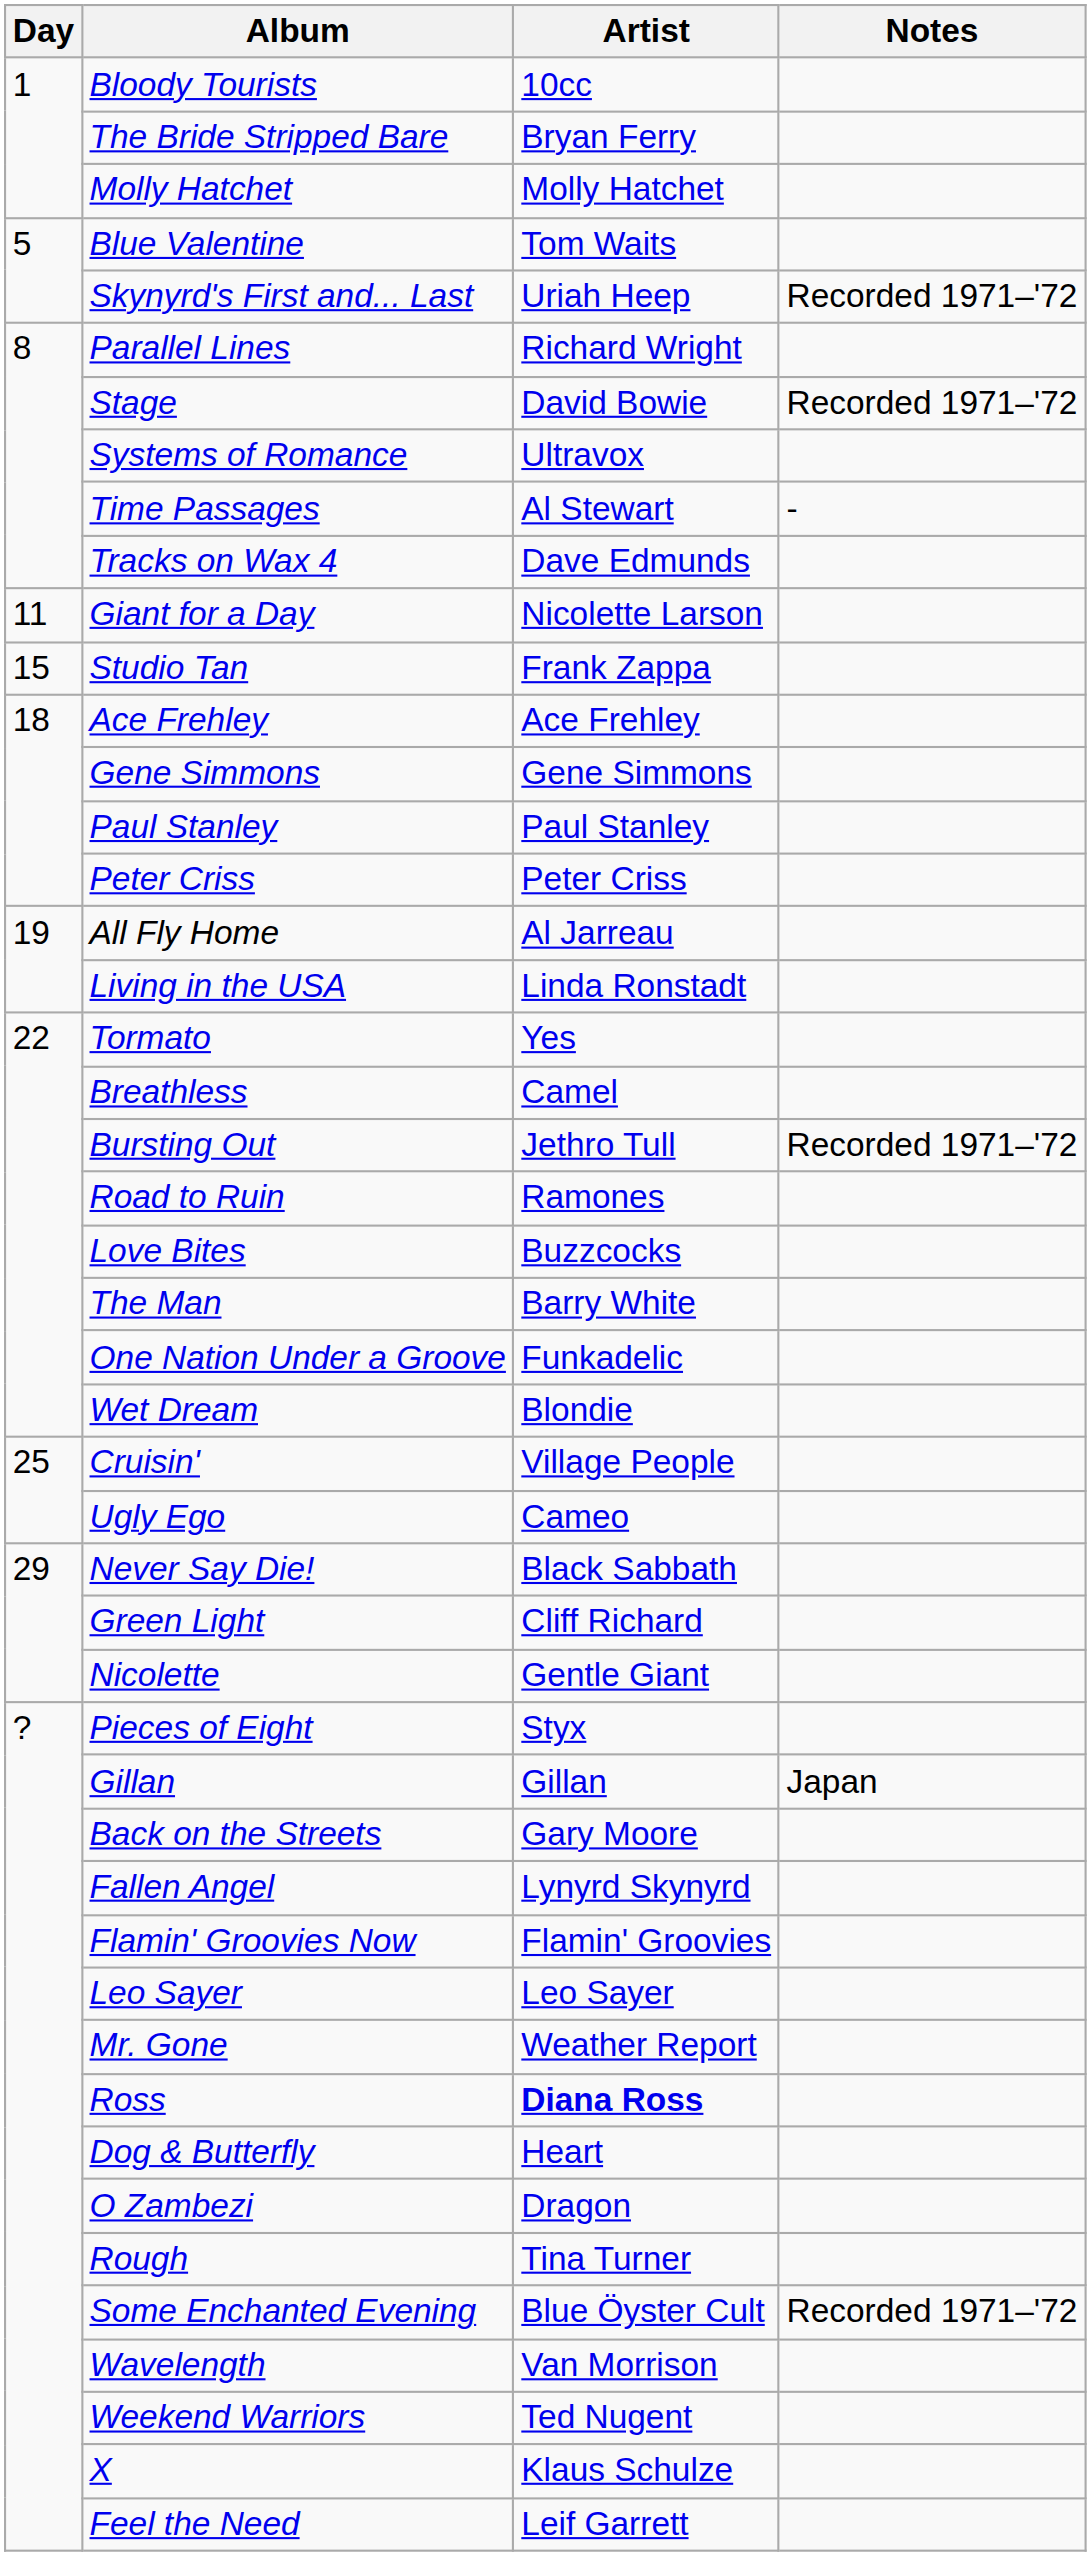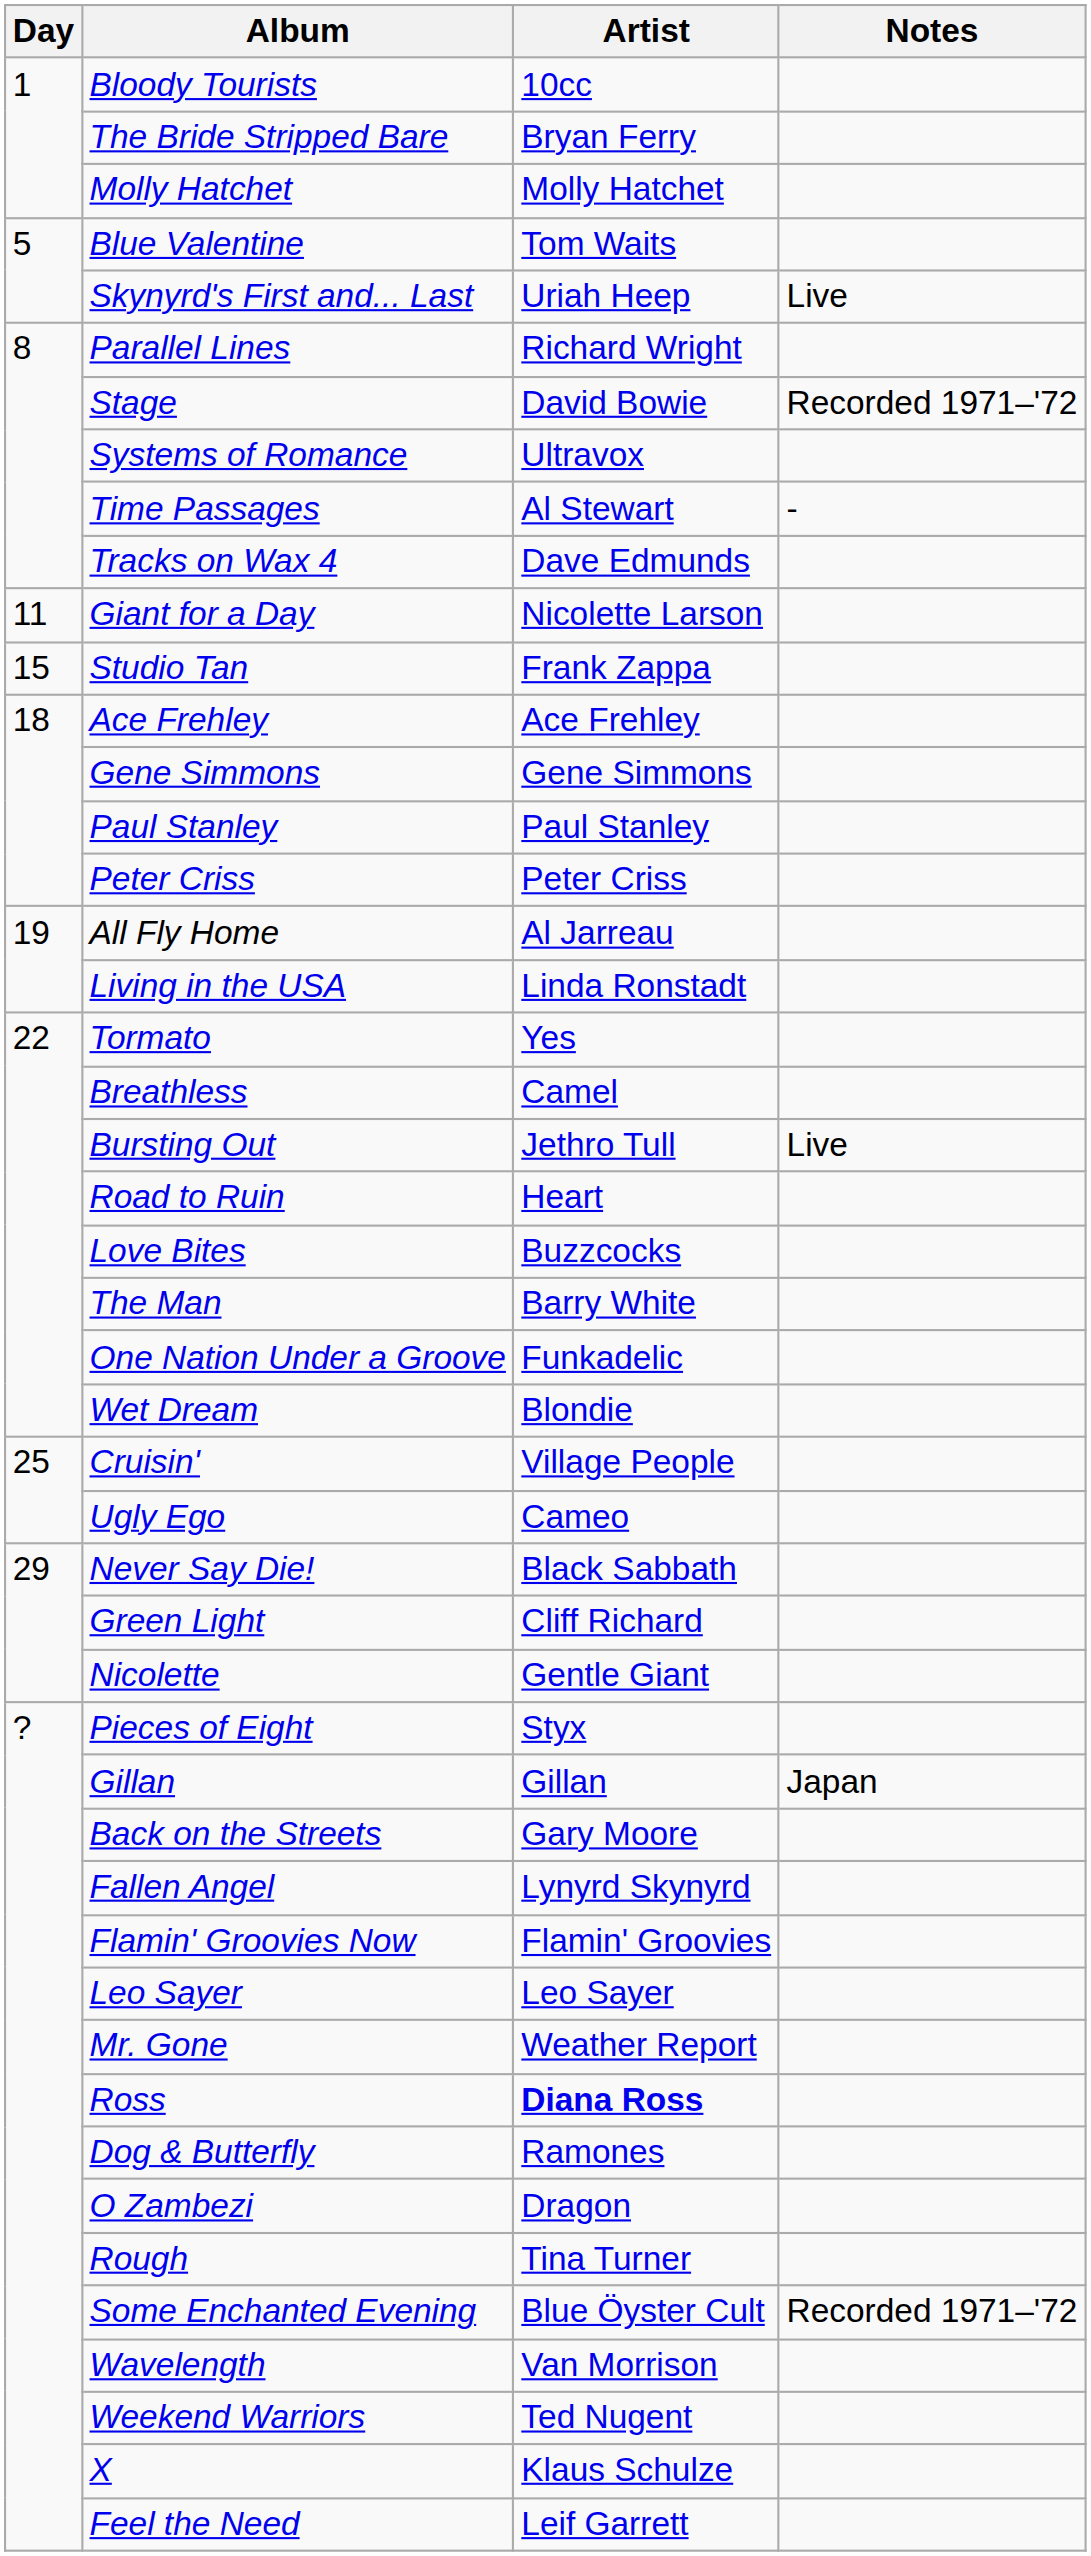(932, 296) Recorded 1971–'72 -> (817, 296) Live
(932, 1144) Recorded 1971–'72 -> (817, 1144) Live
(593, 1197) Ramones -> (562, 1197) Heart
(562, 2152) Heart -> (593, 2152) Ramones
